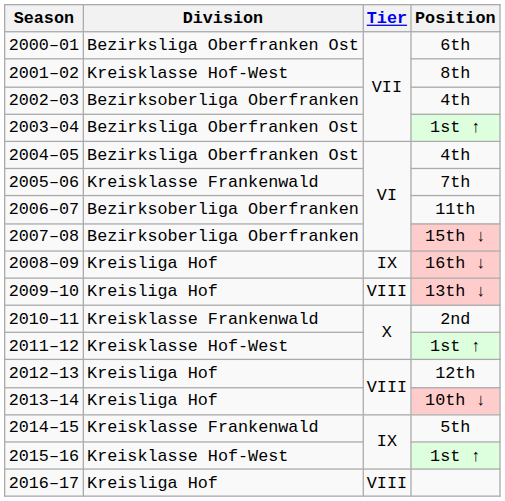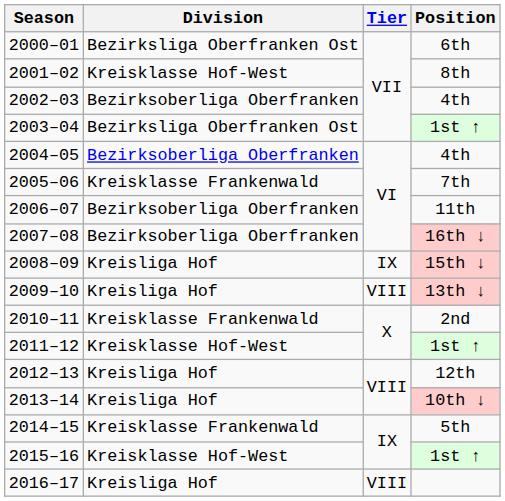(223, 155) Bezirksliga Oberfranken Ost -> (223, 155) Bezirksoberliga Oberfranken
(455, 237) 15th ↓ -> (455, 237) 16th ↓
(455, 264) 16th ↓ -> (455, 264) 15th ↓
